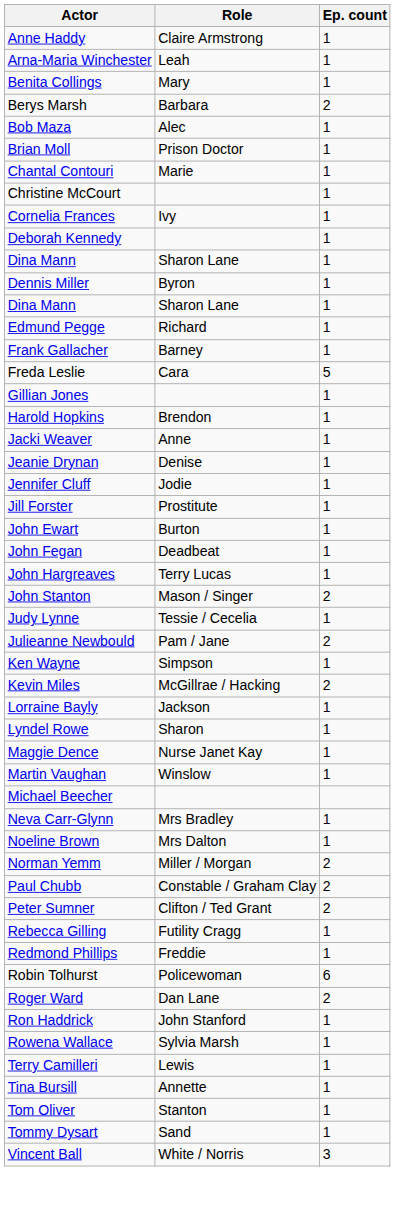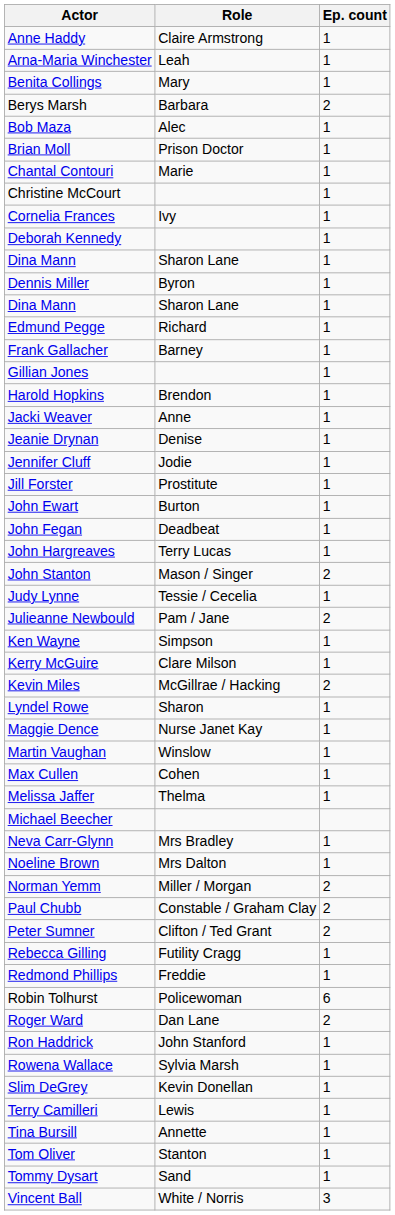- row: (46, 372)
+ row: (53, 663)
- row: (53, 707)
+ row: (43, 774)
+ row: (51, 797)
+ row: (48, 1087)
